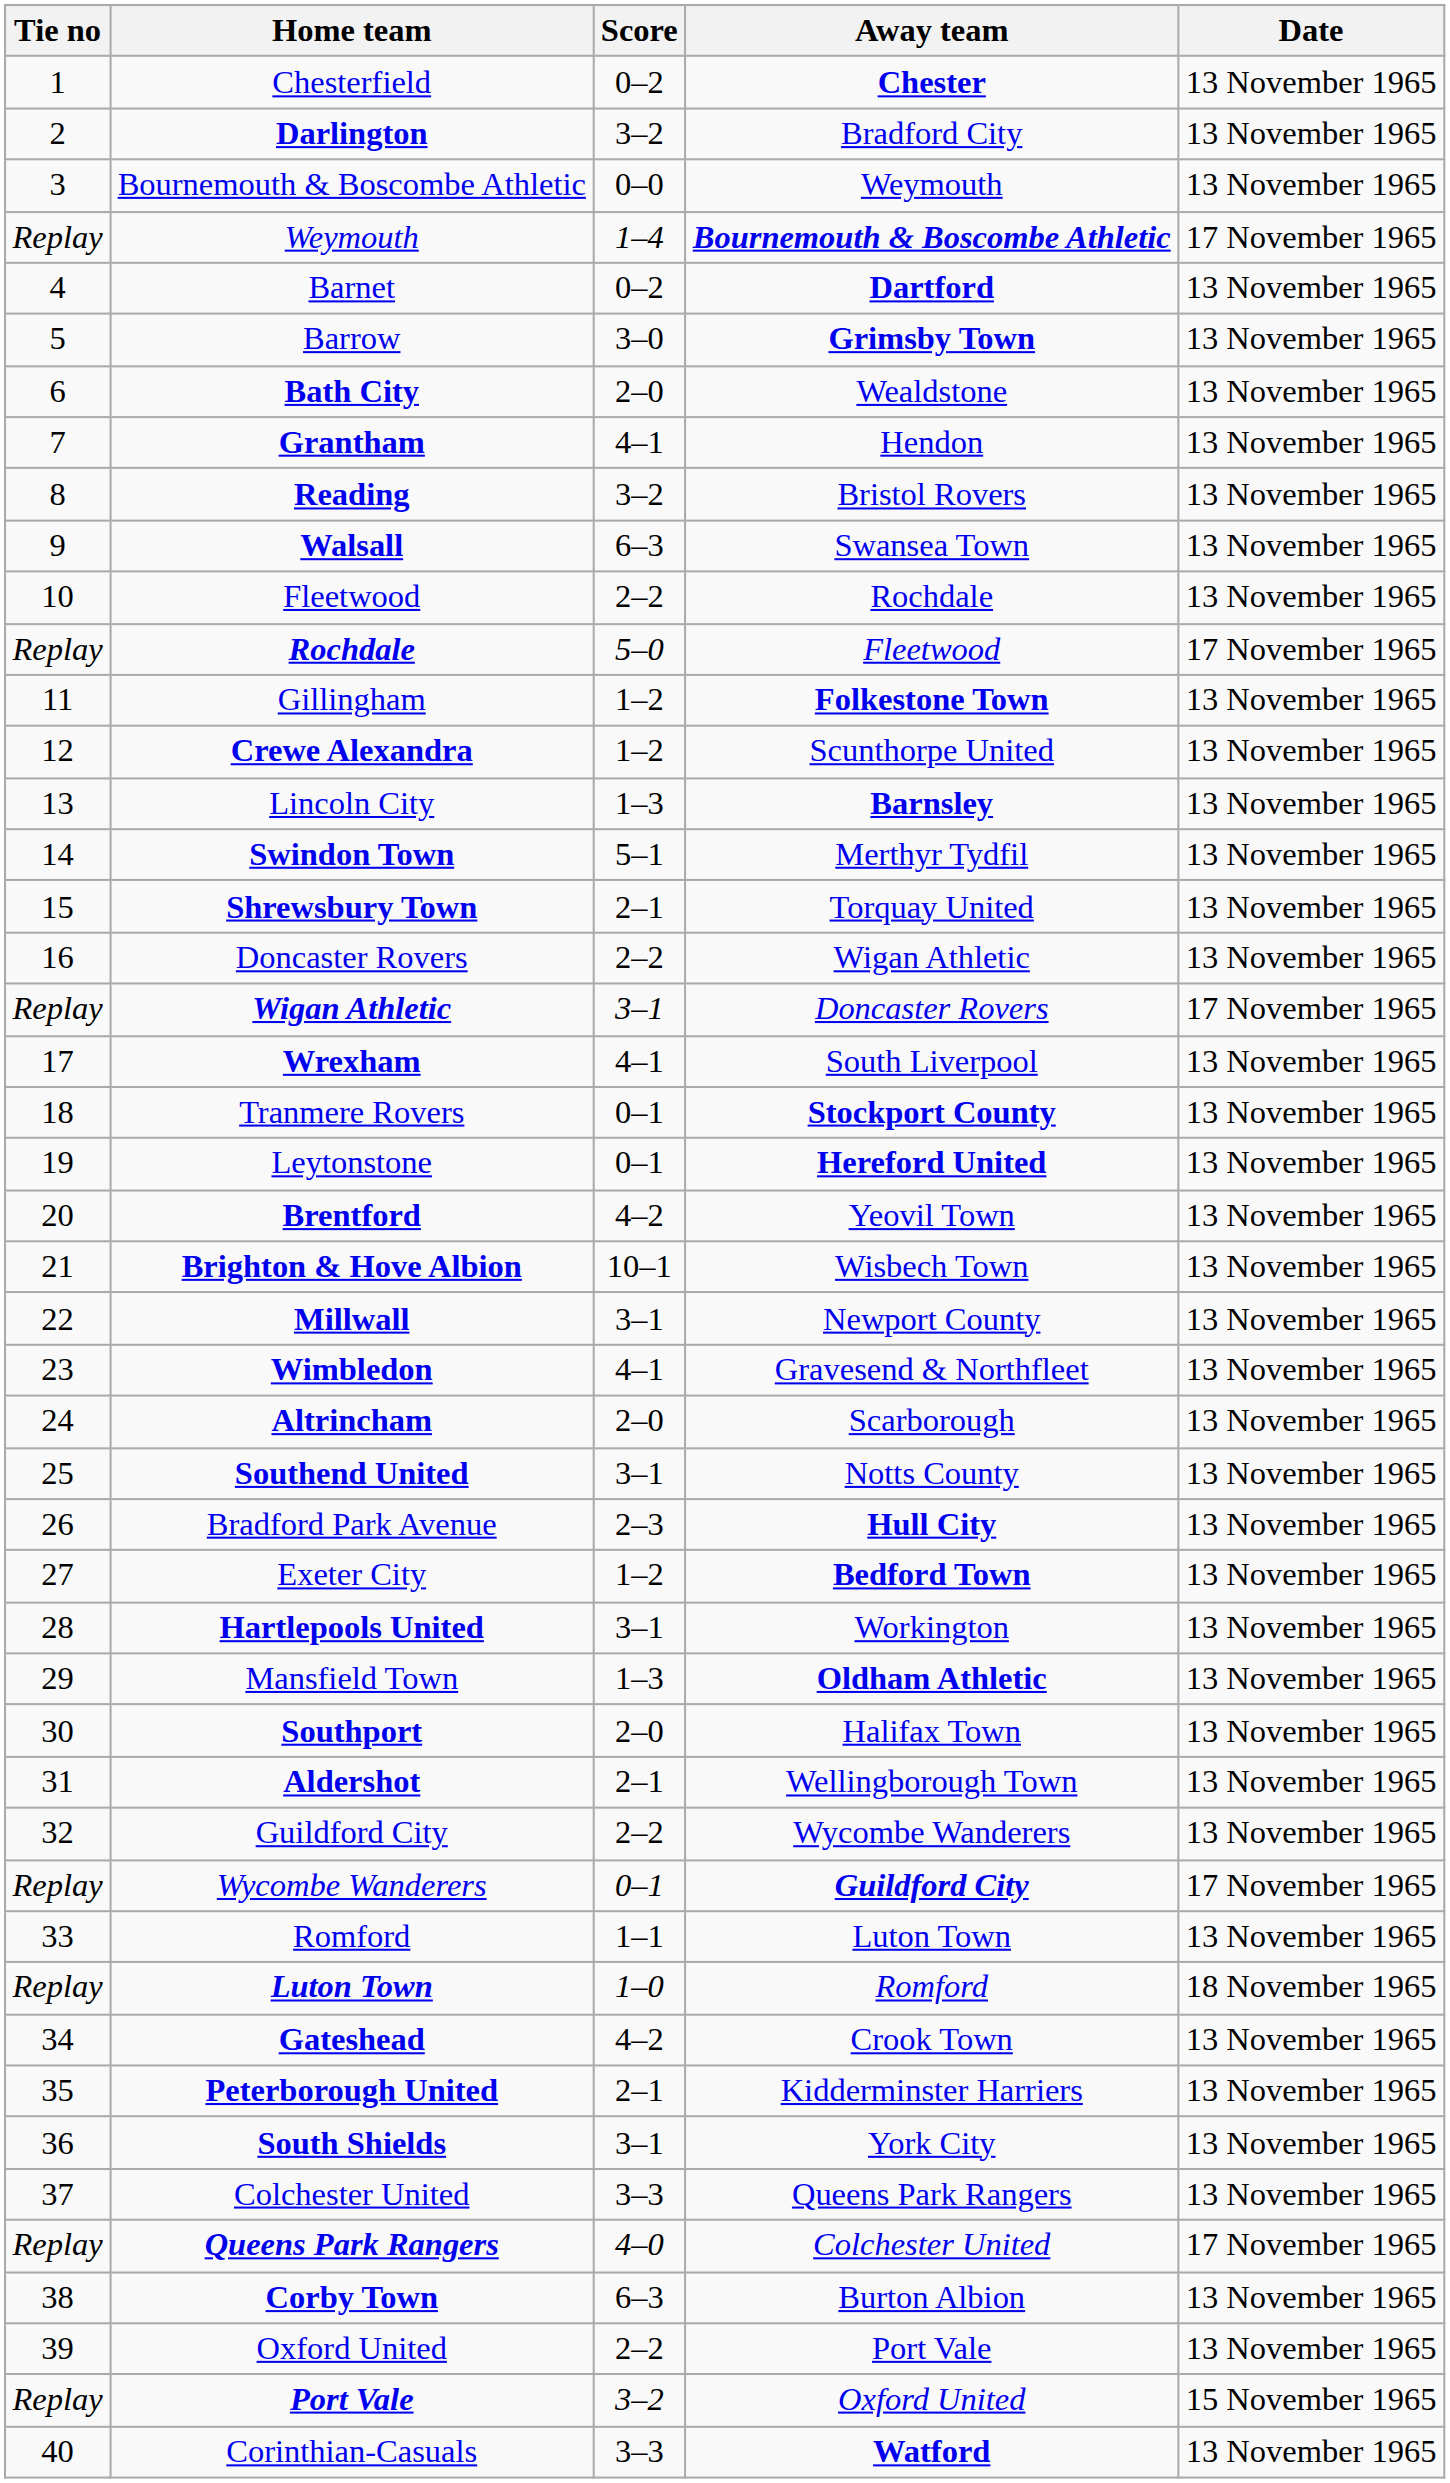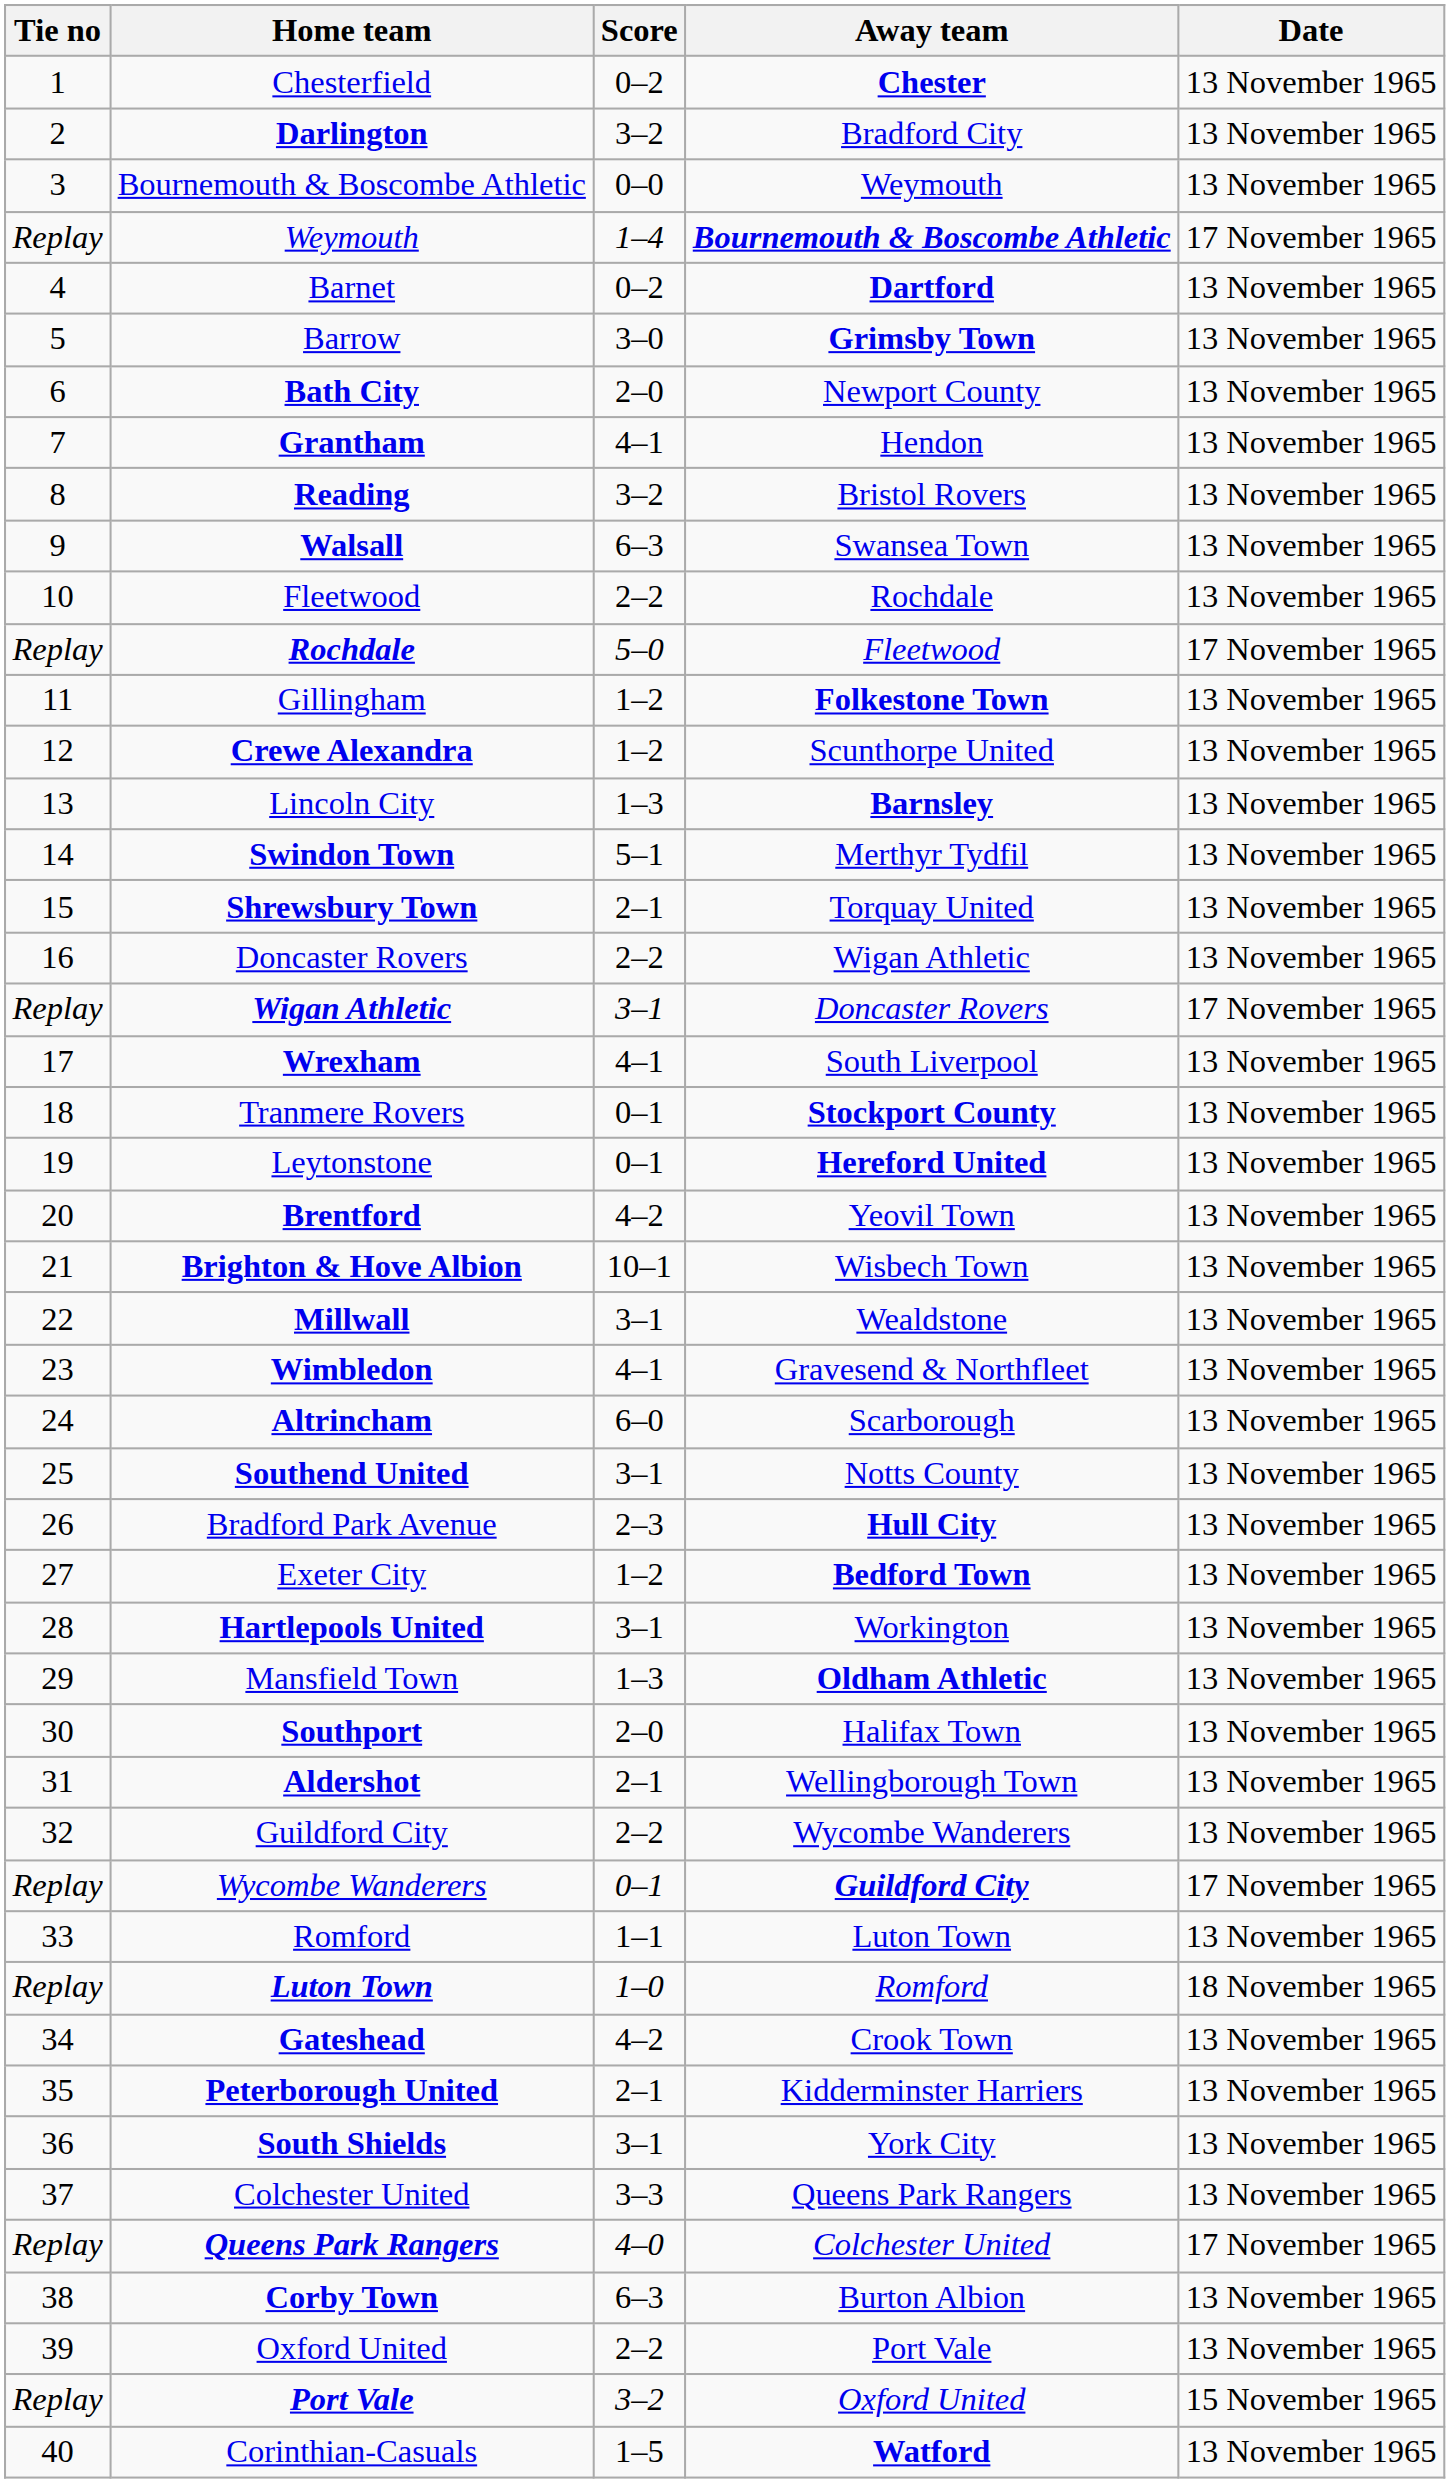(932, 390) Wealdstone -> (932, 390) Newport County
(932, 1318) Newport County -> (932, 1318) Wealdstone
(639, 1421) 2–0 -> (639, 1421) 6–0
(639, 2451) 3–3 -> (639, 2451) 1–5
